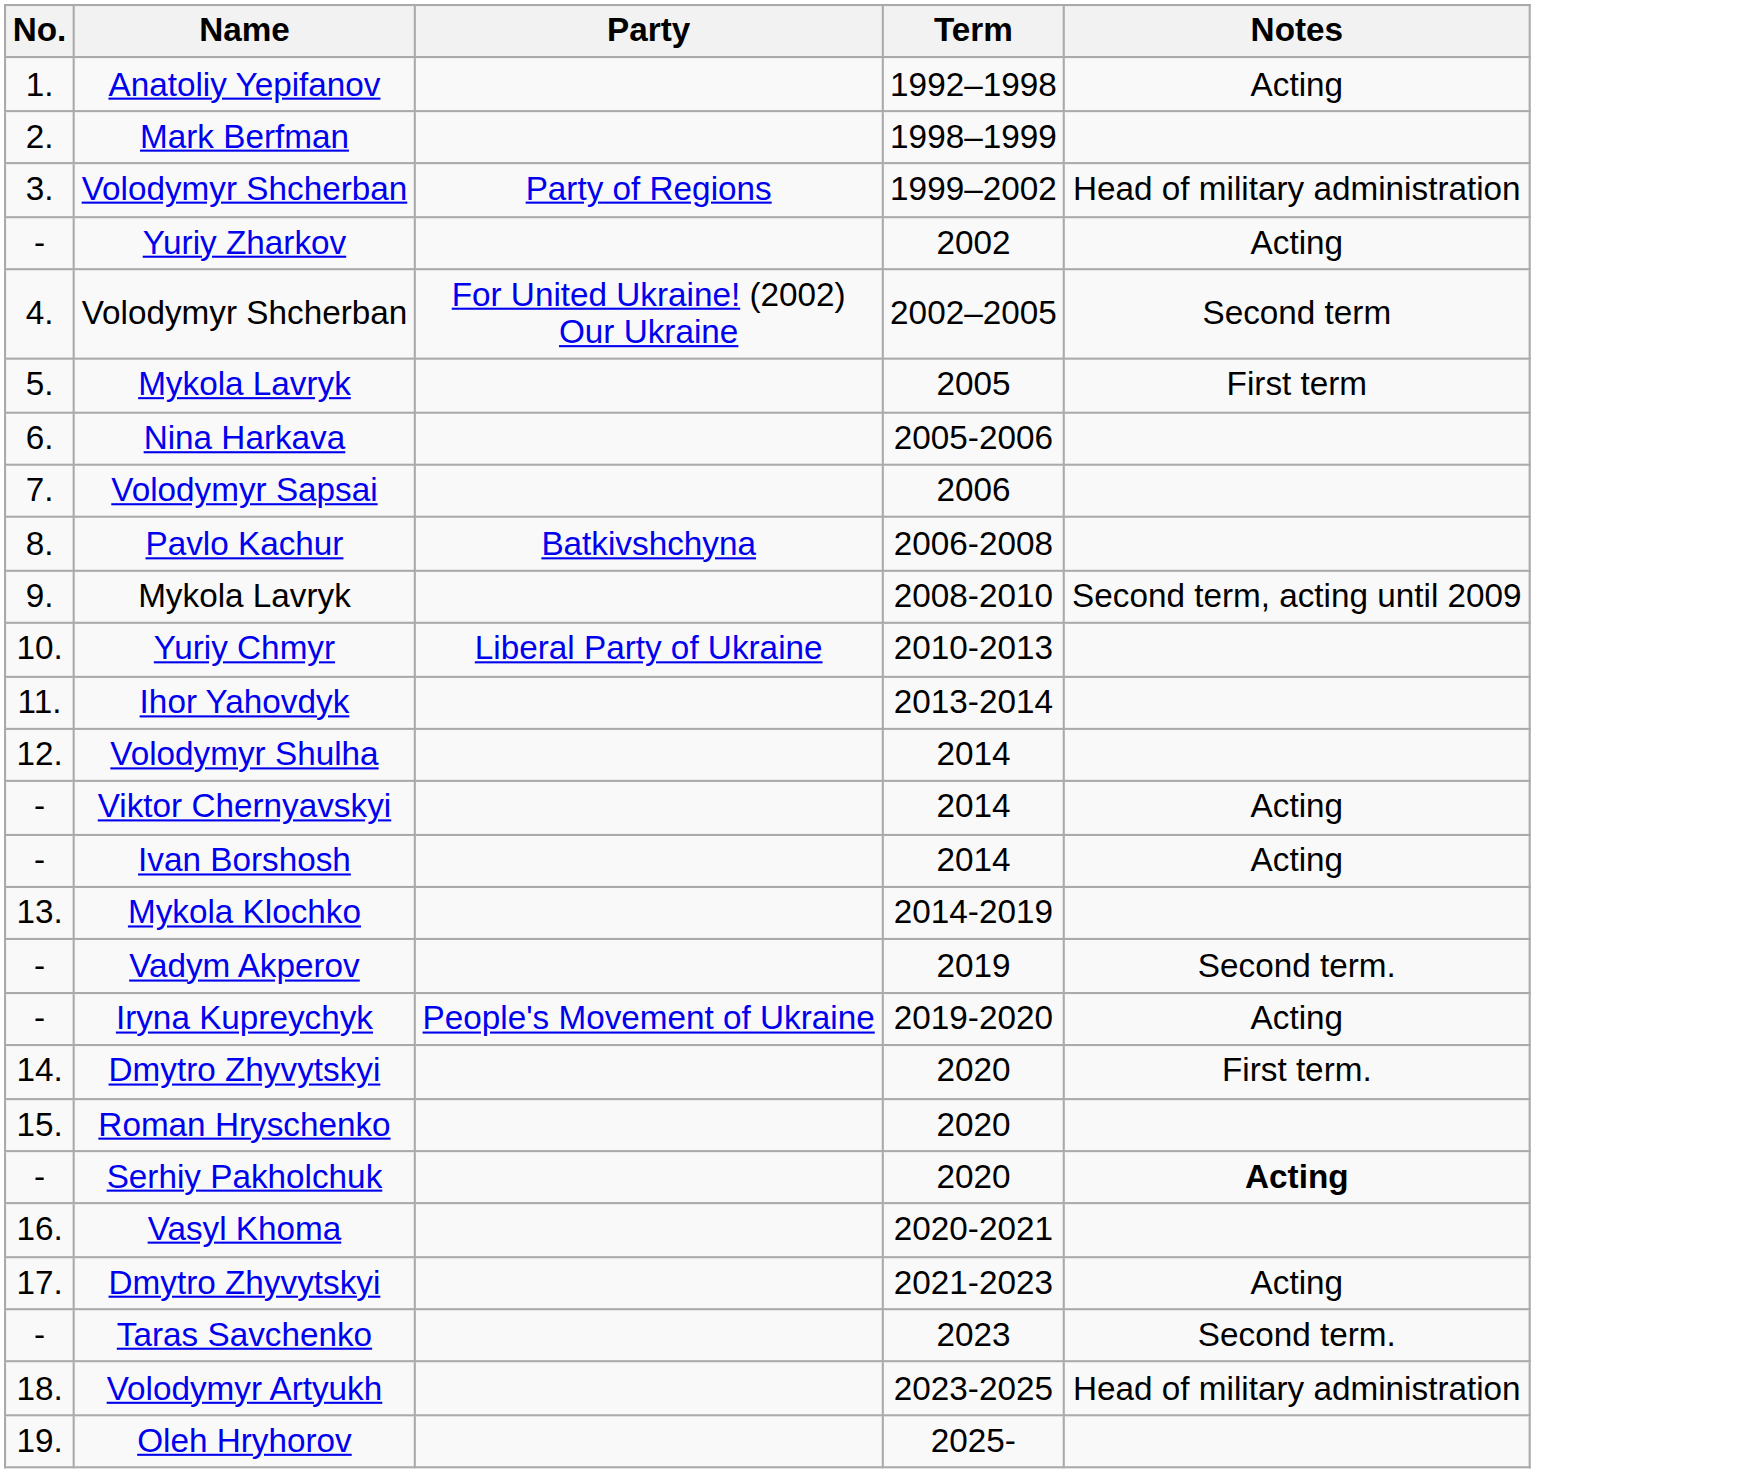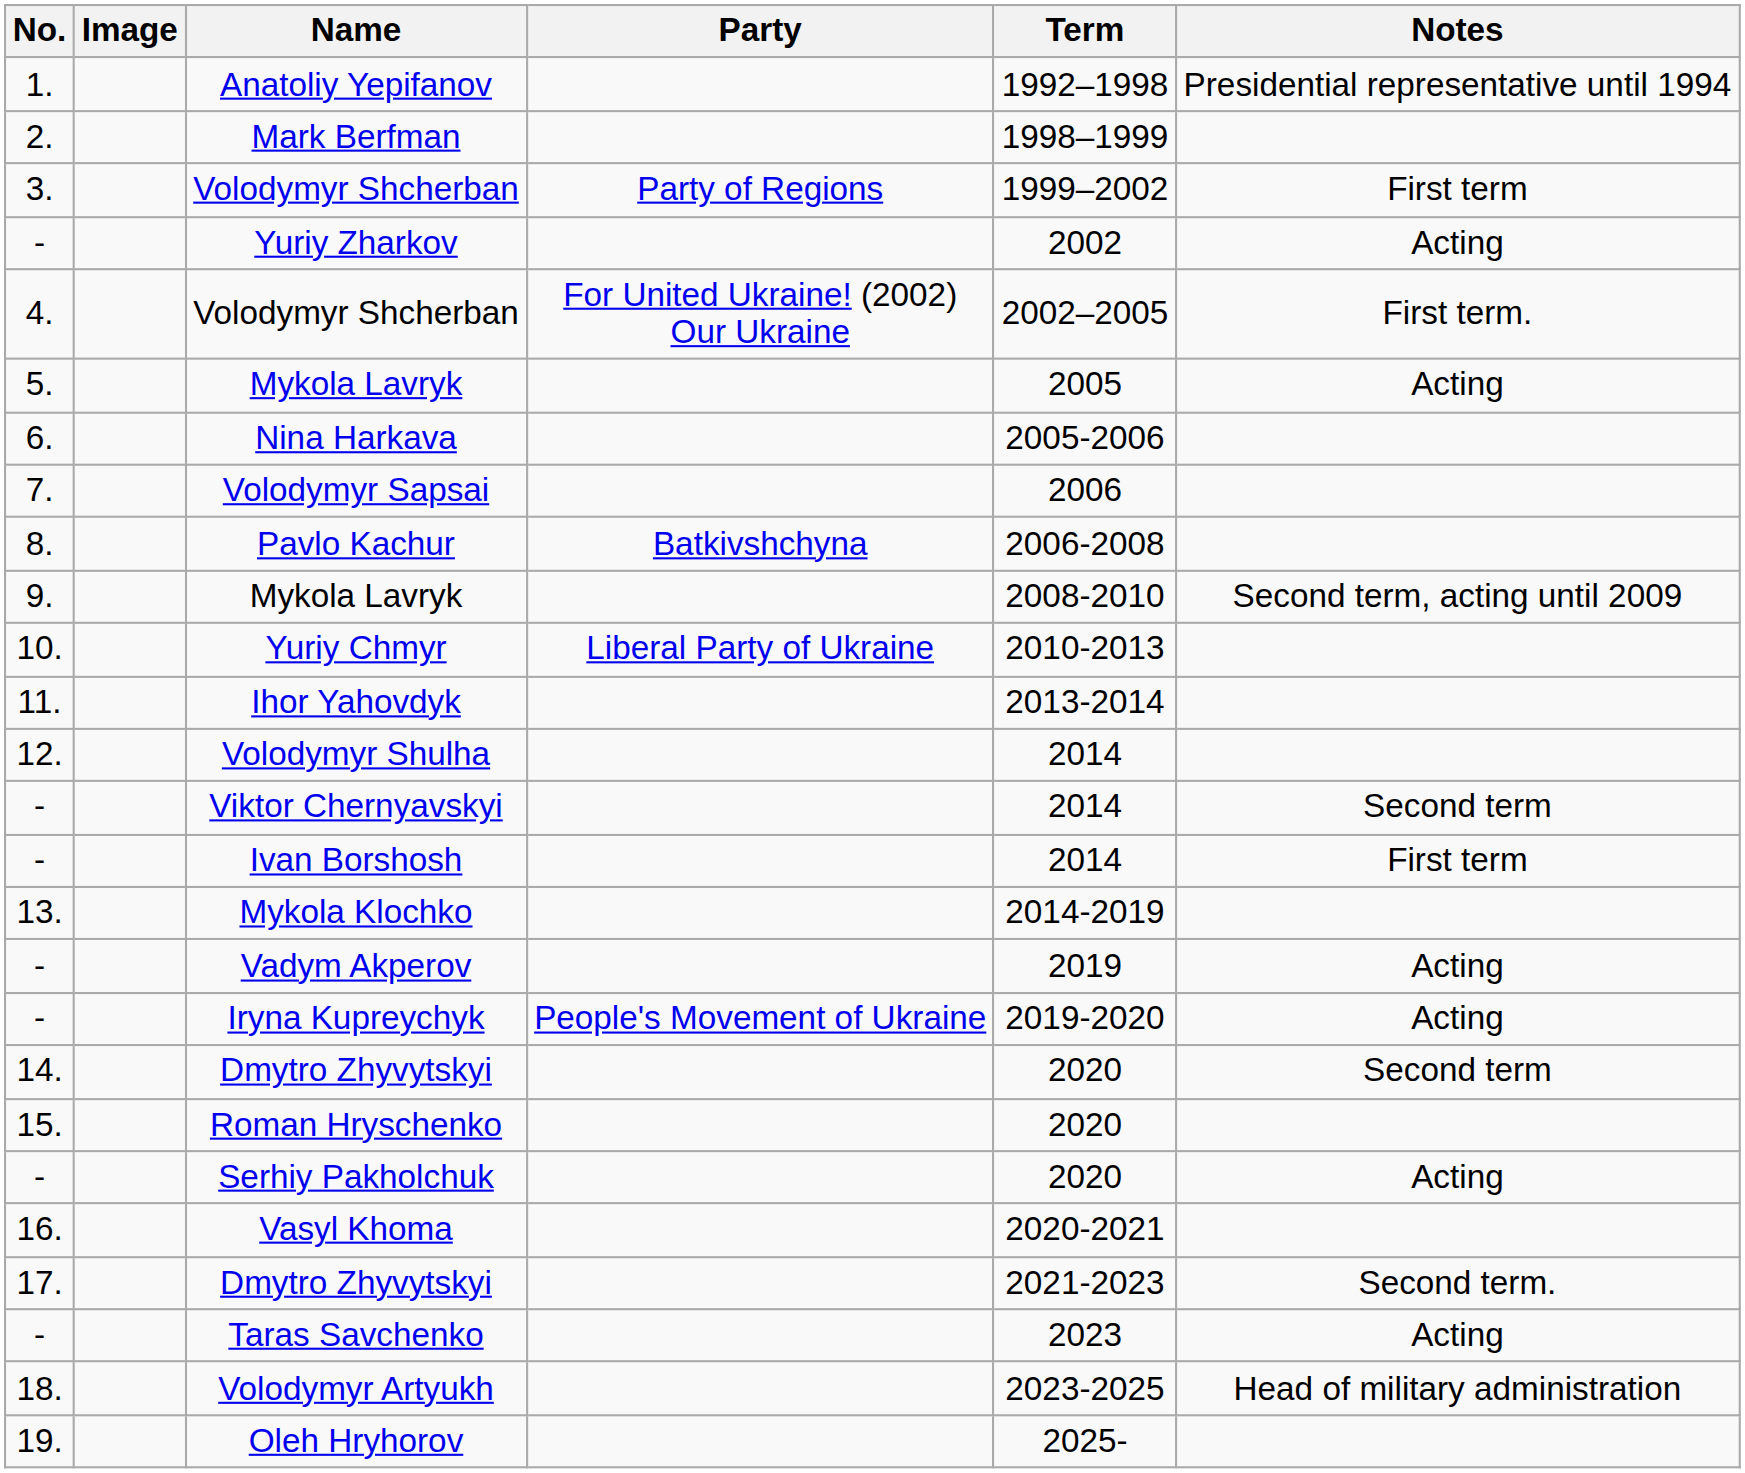+ column: (130, 30)
(1297, 83) Acting -> (1457, 83) Presidential representative until 1994
(1297, 189) Head of military administration -> (1457, 189) First term
(1297, 313) Second term -> (1457, 313) First term.
(1297, 385) First term -> (1457, 385) Acting
(1297, 807) Acting -> (1457, 807) Second term
(1297, 860) Acting -> (1457, 860) First term
(1297, 965) Second term. -> (1457, 965) Acting
(1297, 1071) First term. -> (1457, 1071) Second term
(1297, 1176) bold -> (1457, 1176) normal
(1297, 1282) Acting -> (1457, 1282) Second term.
(1297, 1335) Second term. -> (1457, 1335) Acting
